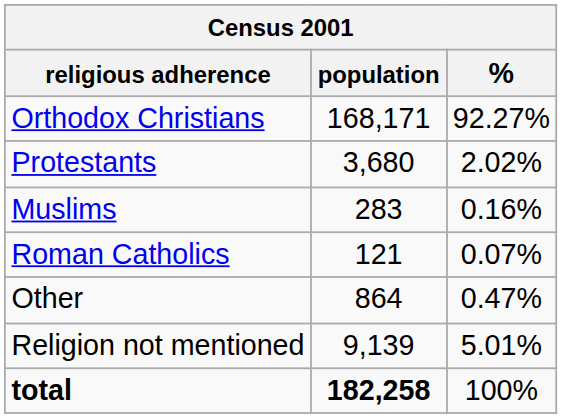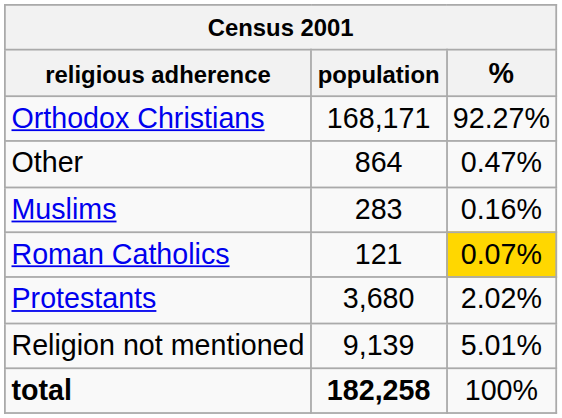rows swapped: (84, 163) <-> (47, 299)
(501, 254) no background -> (501, 254) gold background
